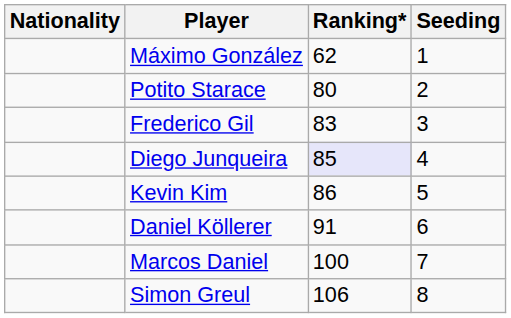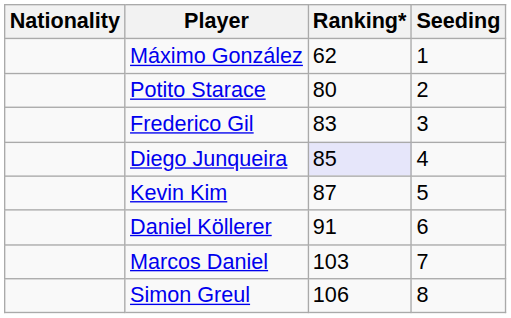(325, 192) 86 -> (325, 192) 87
(331, 261) 100 -> (331, 261) 103
